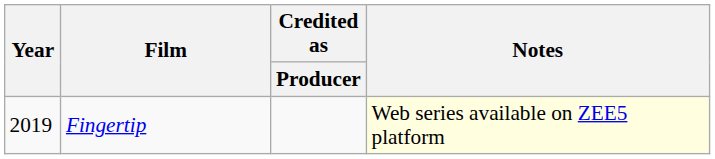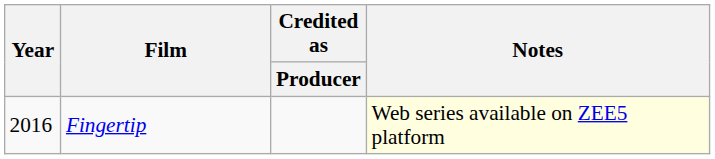(31, 124) 2019 -> (31, 124) 2016
